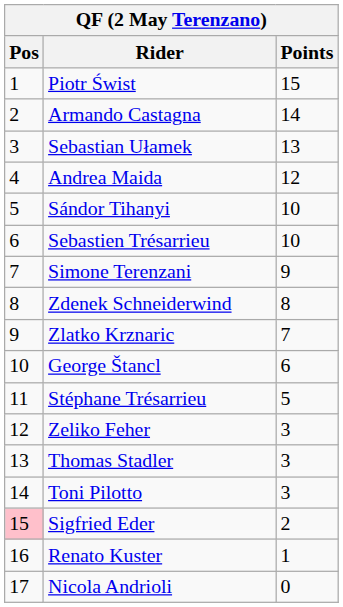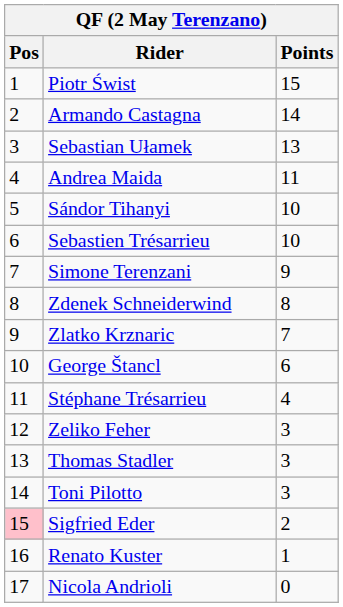(290, 177) 12 -> (290, 177) 11
(285, 397) 5 -> (285, 397) 4
